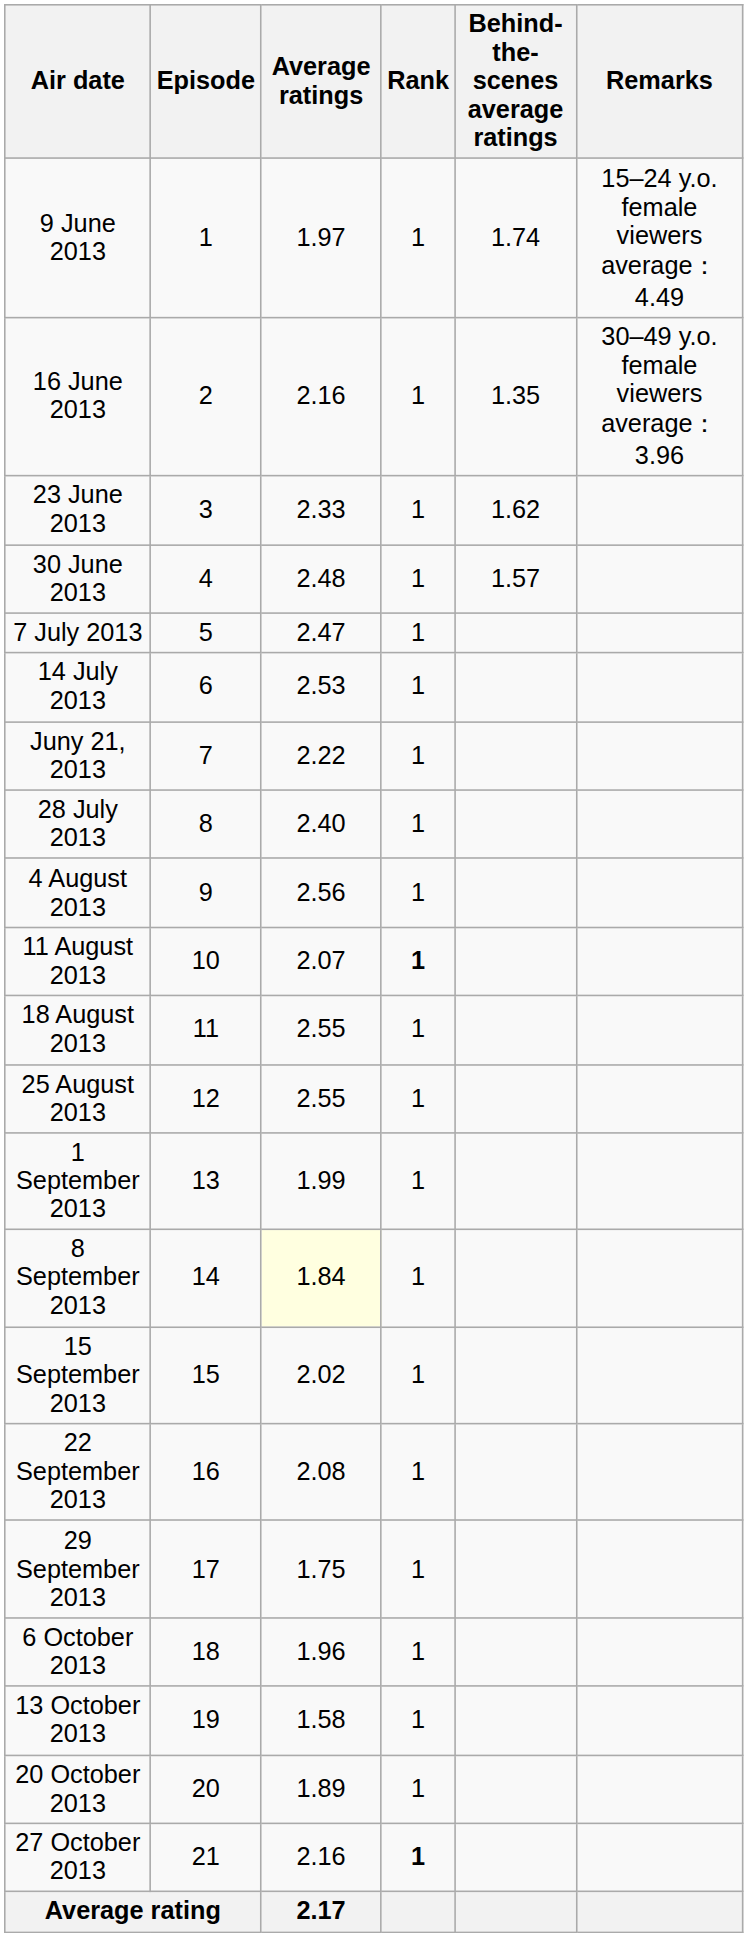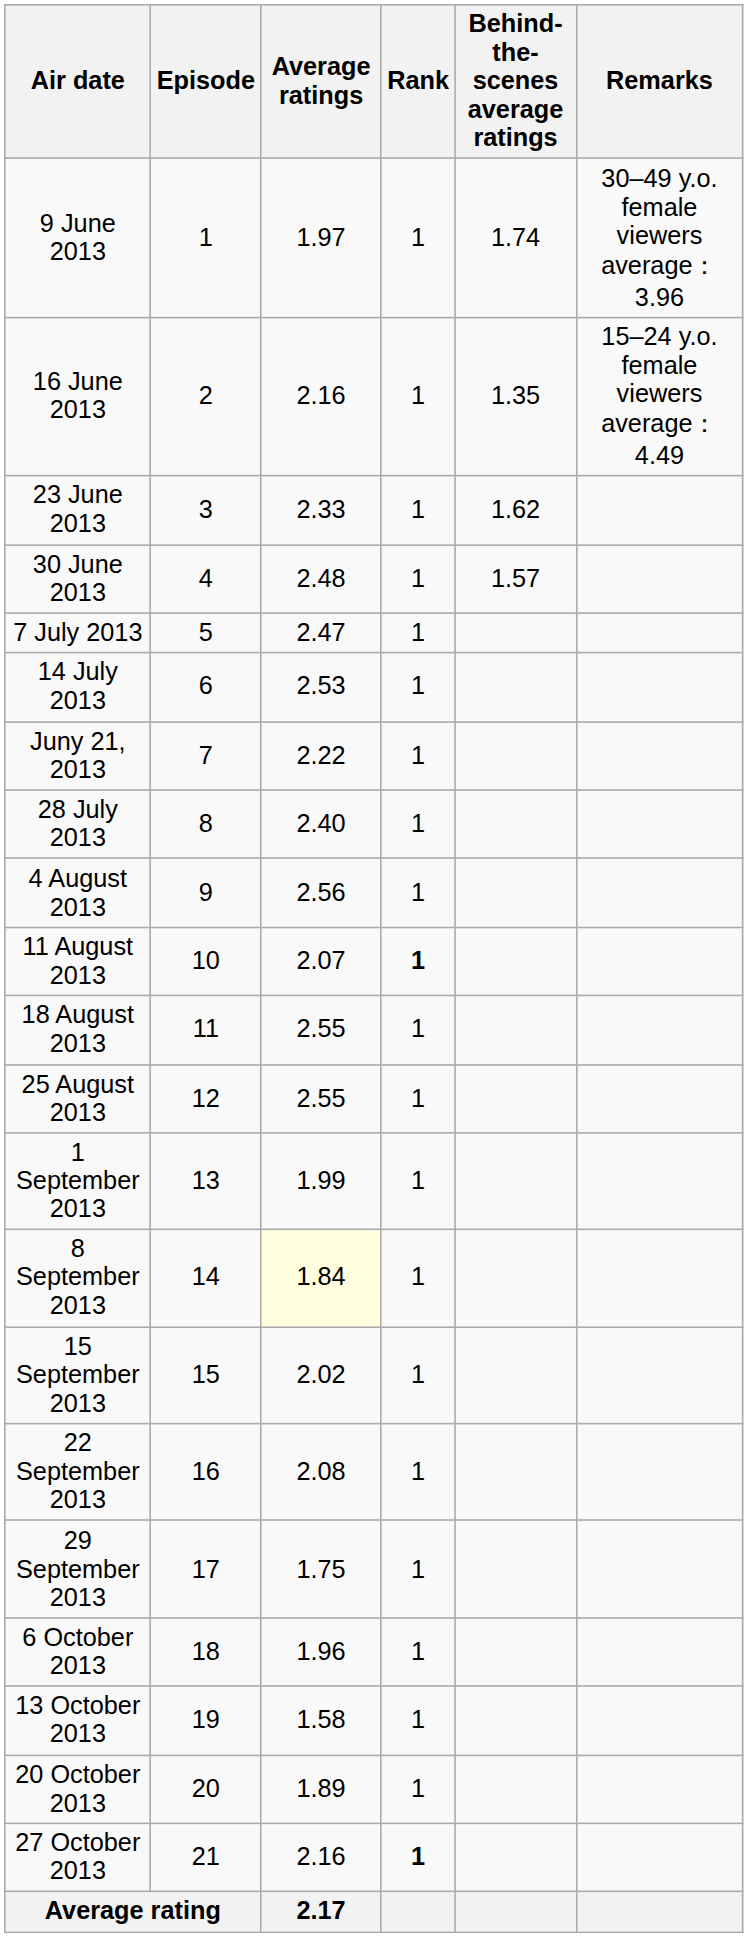(659, 237) 15–24 y.o. female viewers average：4.49 -> (659, 237) 30–49 y.o. female viewers average：3.96
(659, 396) 30–49 y.o. female viewers average：3.96 -> (659, 396) 15–24 y.o. female viewers average：4.49
